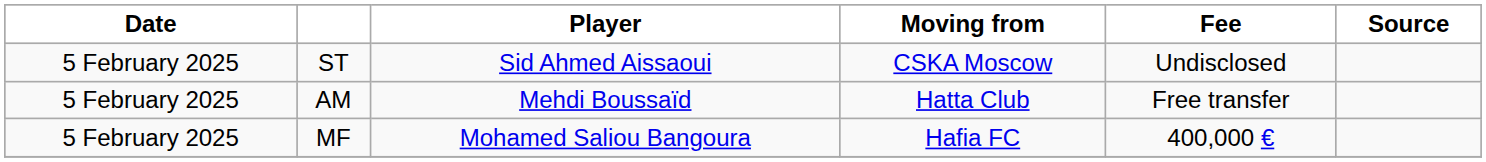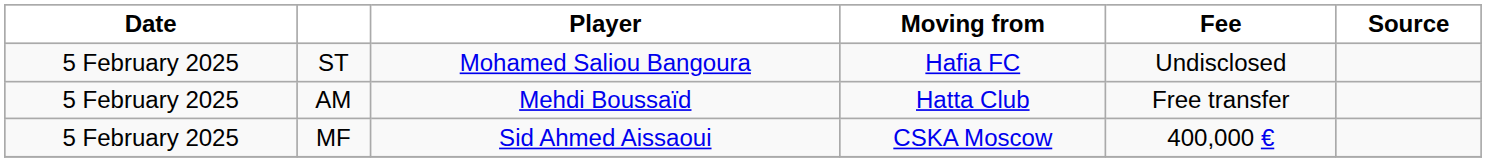(605, 62) Sid Ahmed Aissaoui -> (605, 62) Mohamed Saliou Bangoura
(973, 62) CSKA Moscow -> (973, 62) Hafia FC
(605, 138) Mohamed Saliou Bangoura -> (605, 138) Sid Ahmed Aissaoui
(973, 138) Hafia FC -> (973, 138) CSKA Moscow
